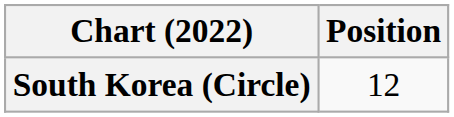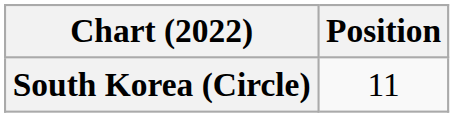(384, 84) 12 -> (384, 84) 11
